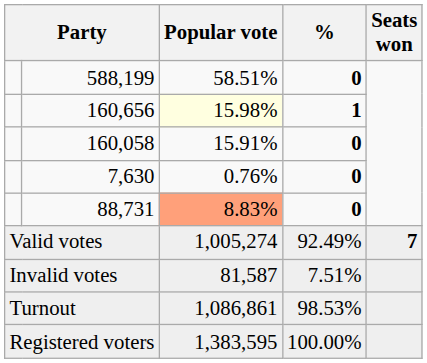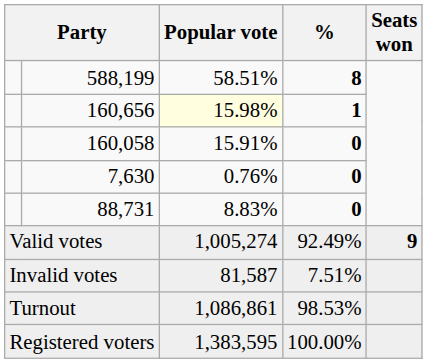(356, 77) 0 -> (356, 77) 8
(251, 209) lightsalmon background -> (251, 209) no background
(412, 242) 7 -> (412, 242) 9
